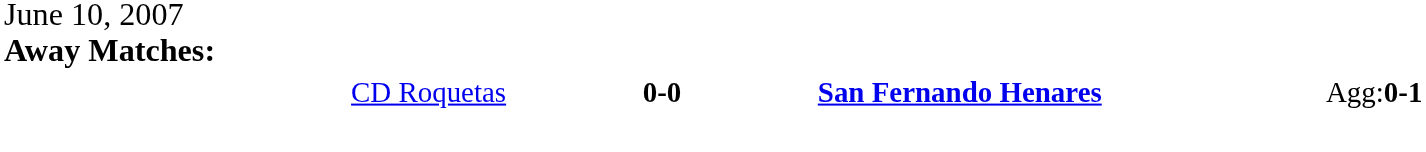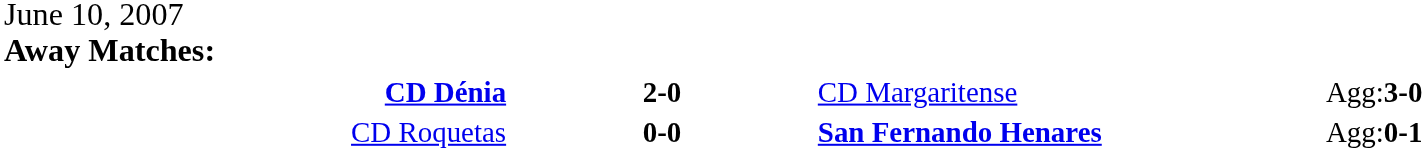+ row: (445, 92)
